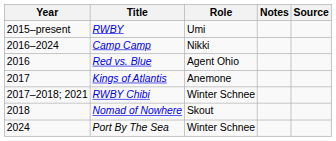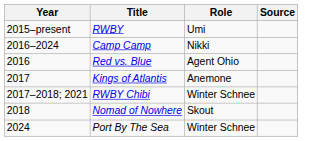- column: (274, 12)
